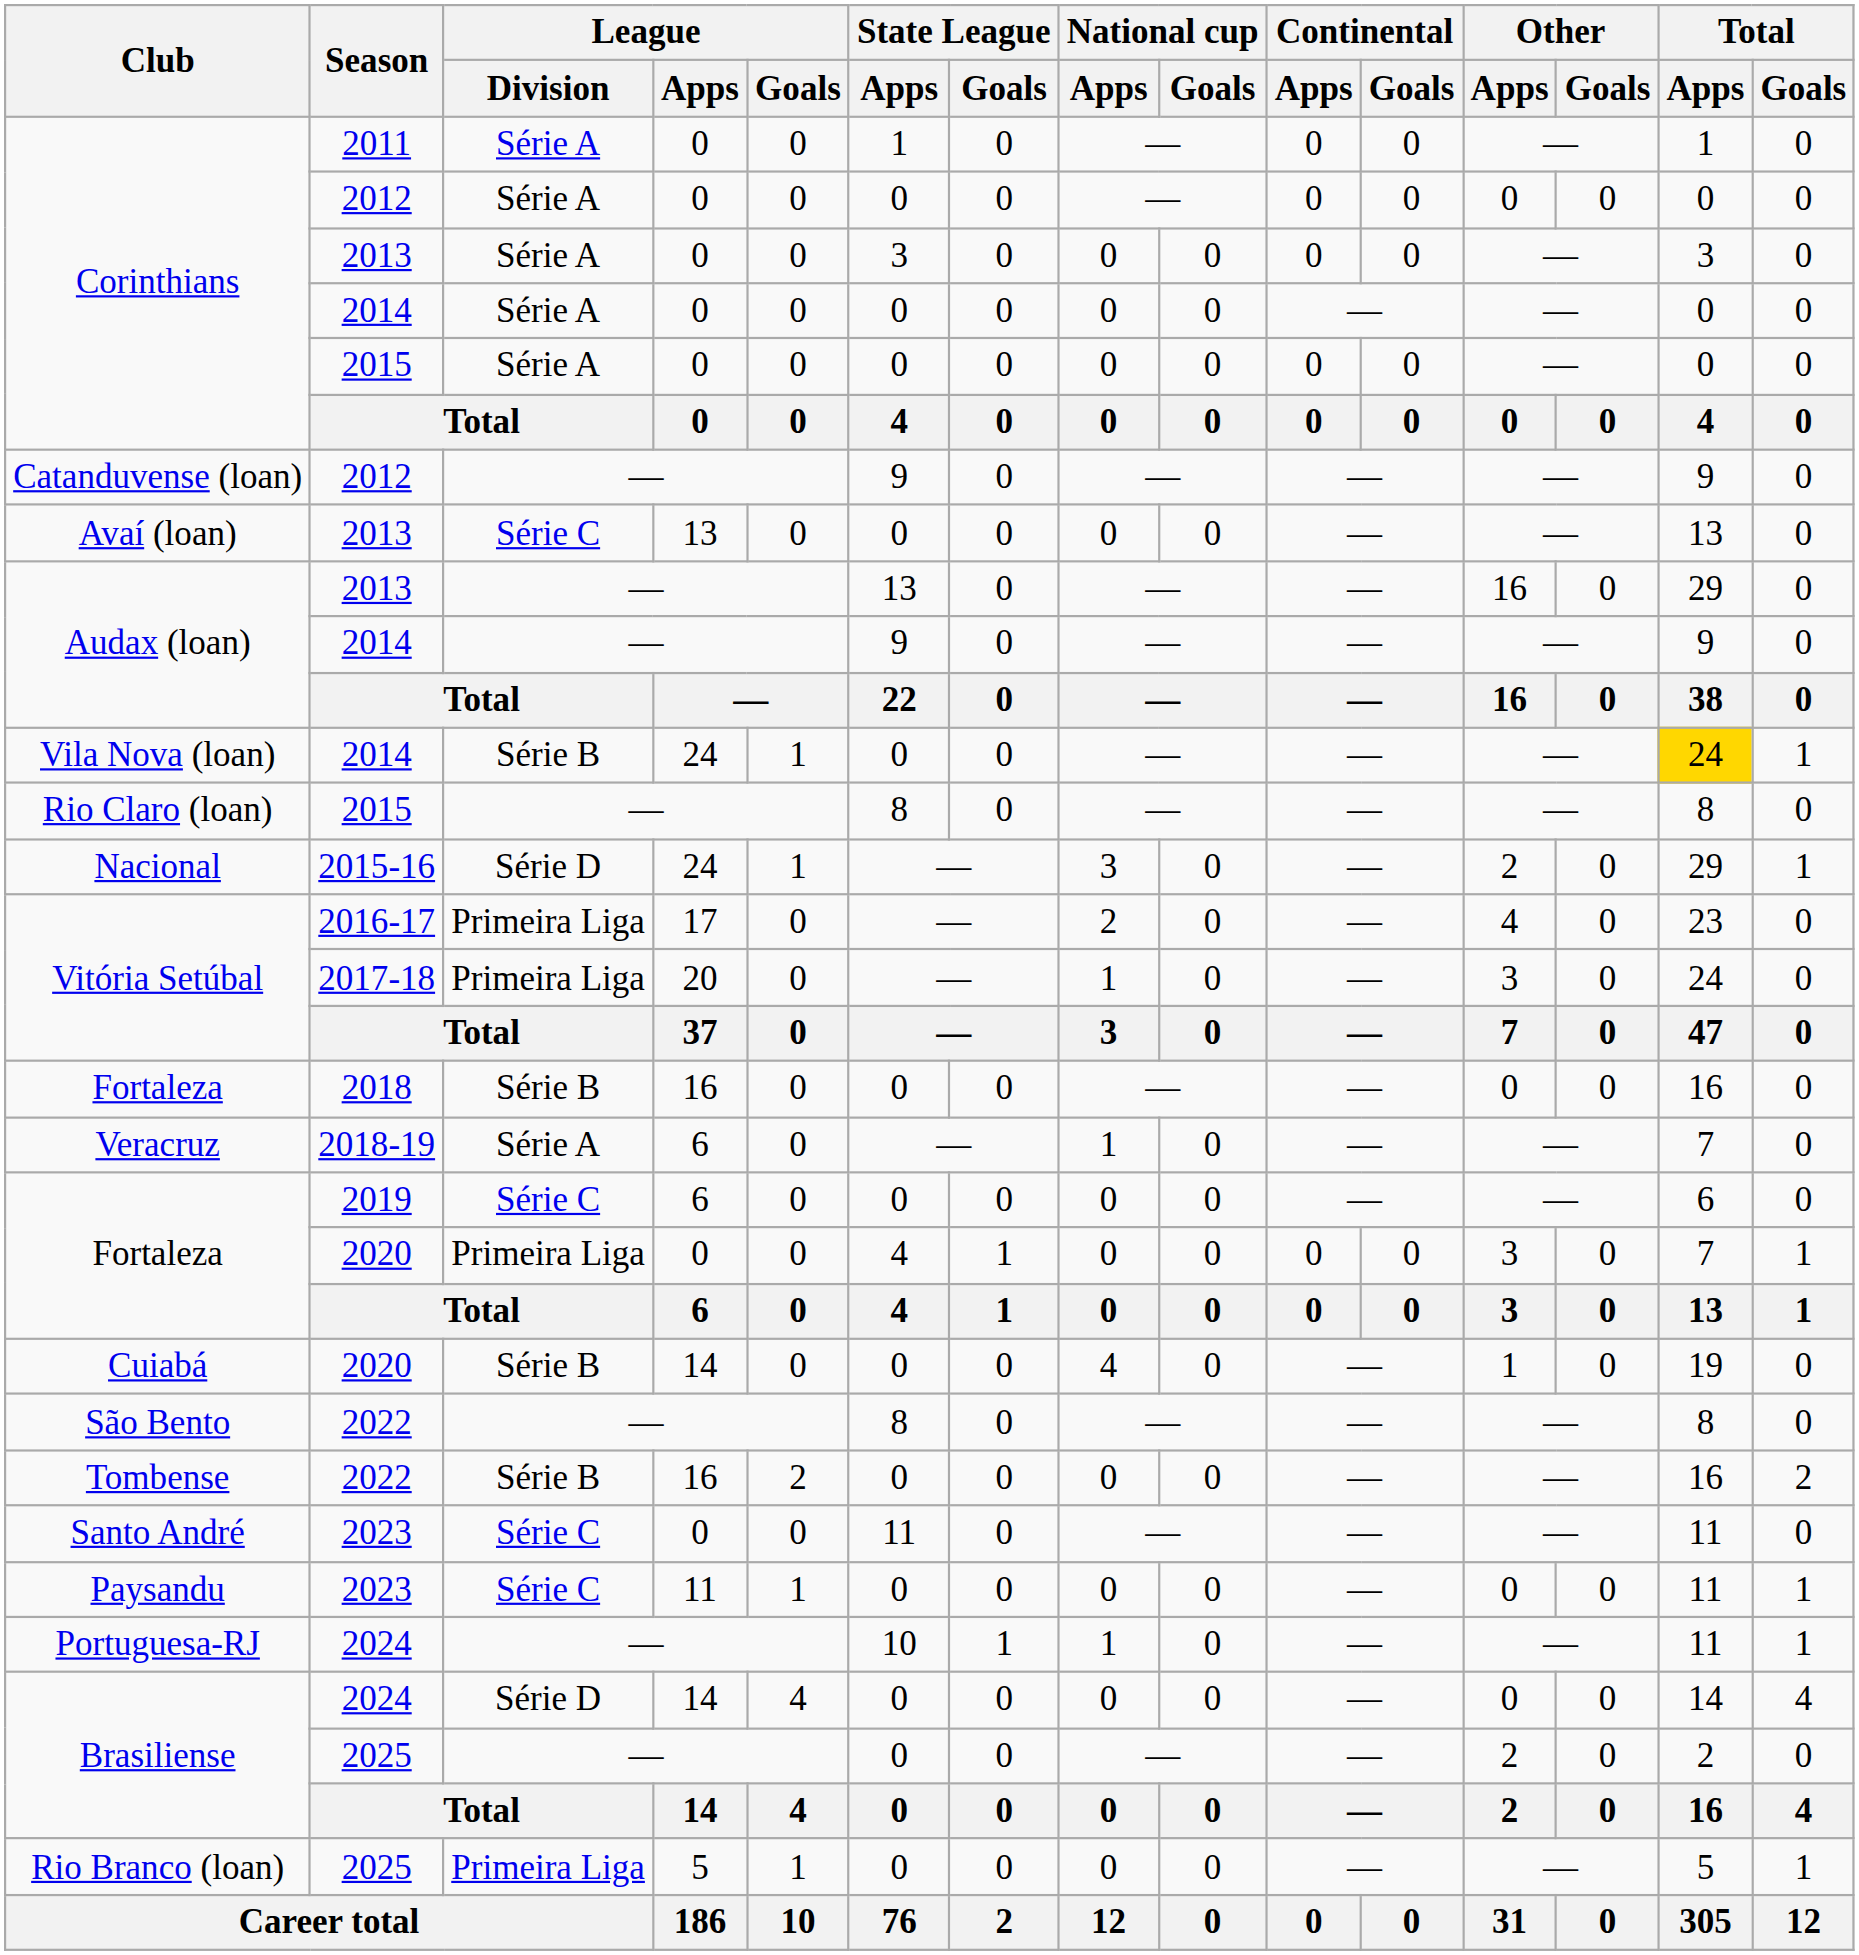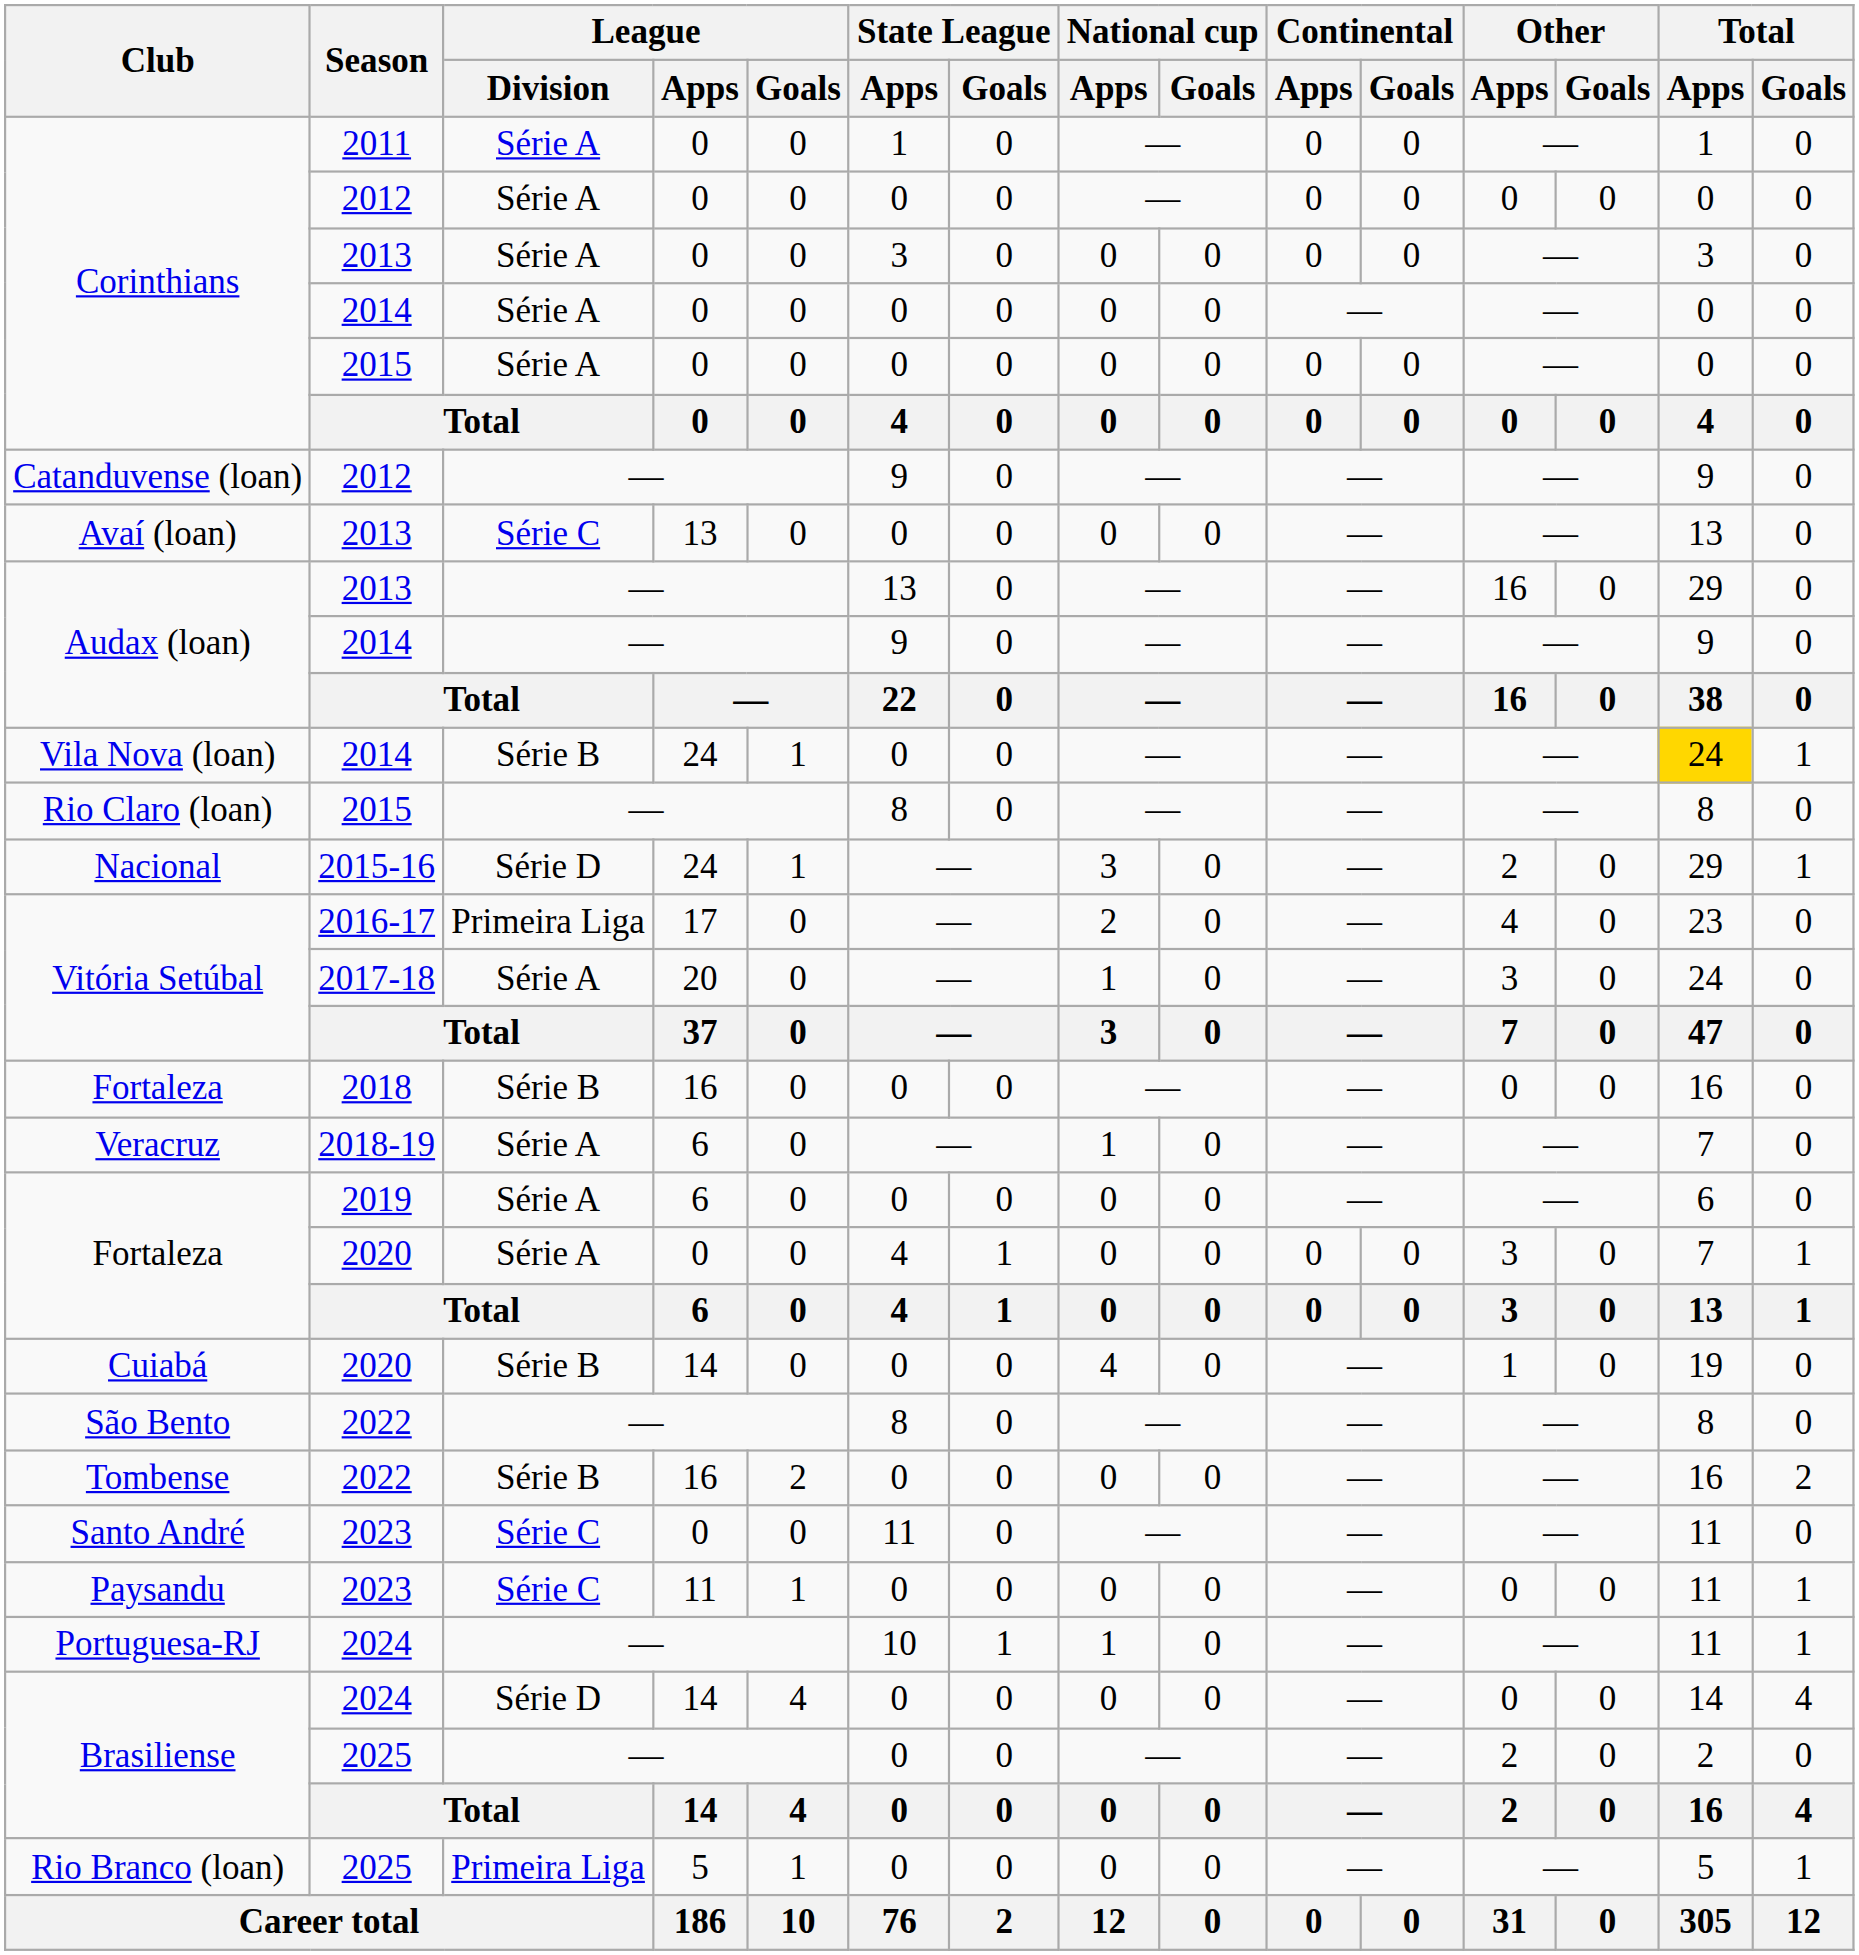(548, 976) Primeira Liga -> (548, 976) Série A
(548, 1199) Série C -> (548, 1199) Série A
(548, 1254) Primeira Liga -> (548, 1254) Série A
